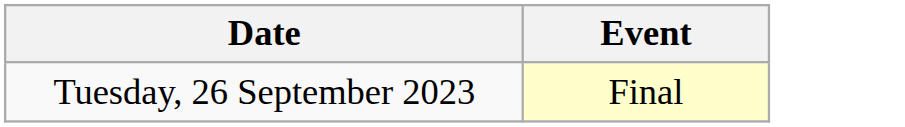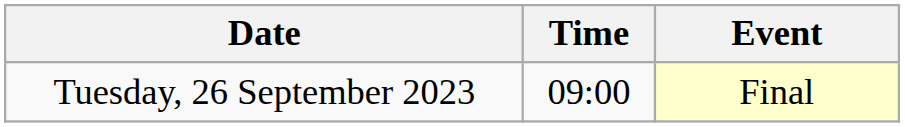+ column: (589, 33)
